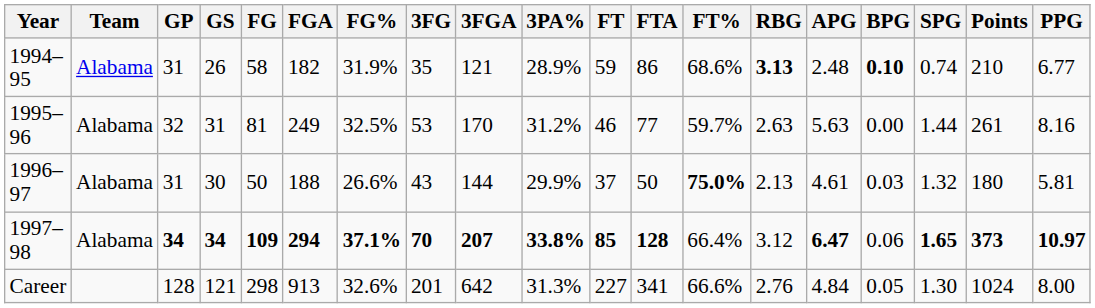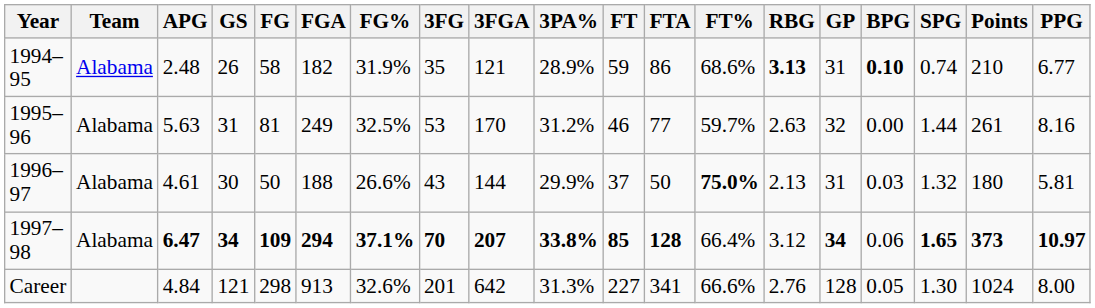columns swapped: (179, 21) <-> (834, 21)
